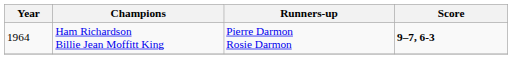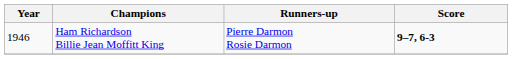(18, 37) 1964 -> (18, 37) 1946
